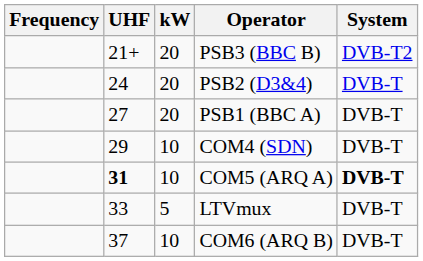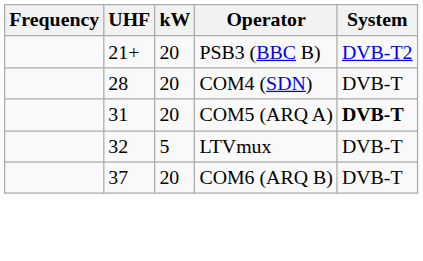- row: (256, 83)
- row: (260, 114)
(118, 146) 29 -> (118, 83) 28
(169, 146) 10 -> (169, 83) 20
(118, 177) bold -> (118, 114) normal
(169, 177) 10 -> (169, 114) 20
(118, 209) 33 -> (118, 146) 32
(169, 240) 10 -> (169, 177) 20
